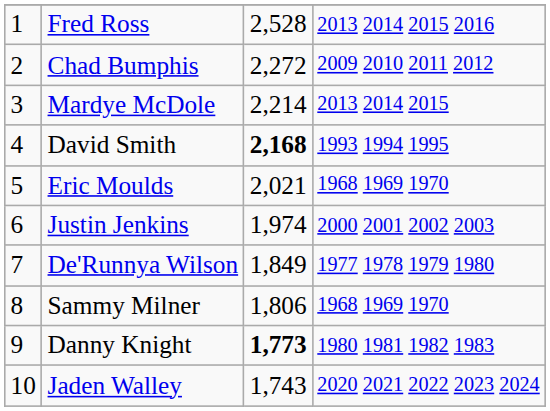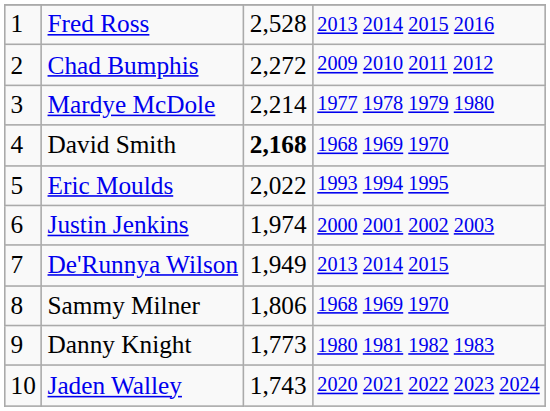(383, 104) 2013 2014 2015 -> (406, 104) 1977 1978 1979 1980
(383, 144) 1993 1994 1995 -> (383, 144) 1968 1969 1970
(278, 184) 2,021 -> (278, 184) 2,022
(383, 184) 1968 1969 1970 -> (383, 184) 1993 1994 1995
(278, 265) 1,849 -> (278, 265) 1,949
(406, 265) 1977 1978 1979 1980 -> (383, 265) 2013 2014 2015
(278, 345) bold -> (278, 345) normal
